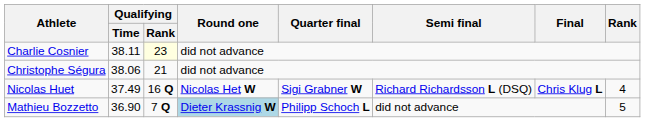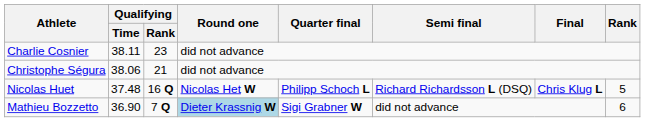(161, 51) lightyellow background -> (161, 51) no background
(126, 89) 37.49 -> (126, 89) 37.48
(322, 89) Sigi Grabner W -> (325, 89) Philipp Schoch L
(622, 89) 4 -> (622, 89) 5
(325, 107) Philipp Schoch L -> (322, 107) Sigi Grabner W
(622, 107) 5 -> (622, 107) 6
